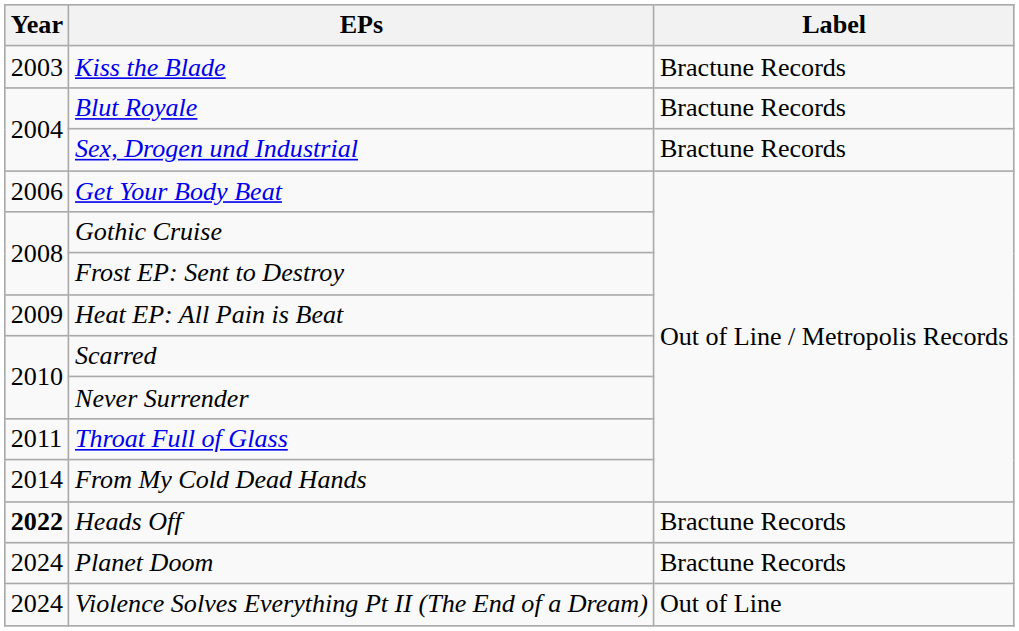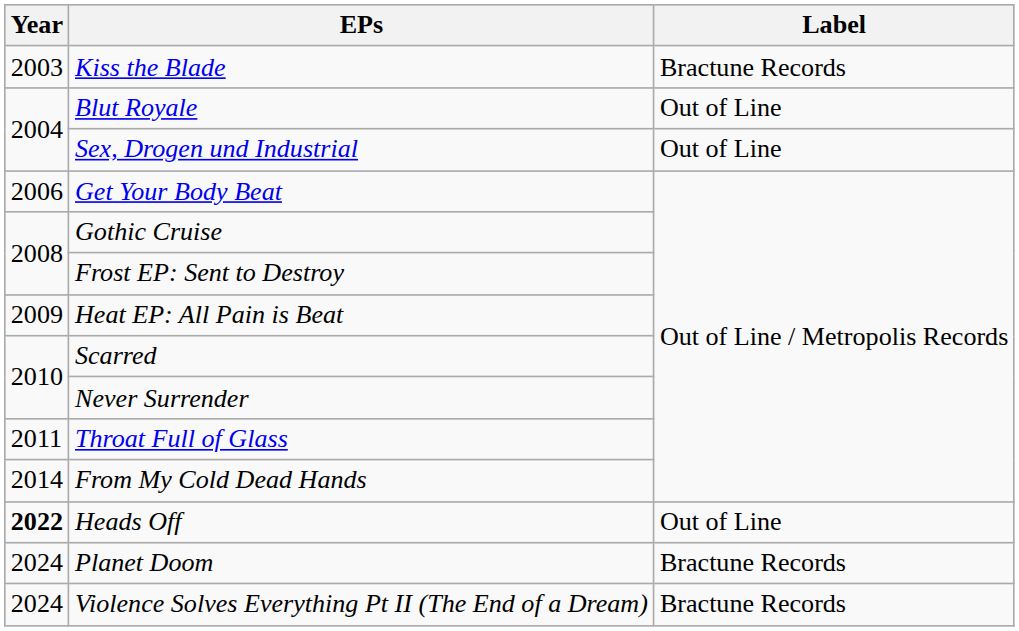(753, 107) Bractune Records -> (721, 107) Out of Line
(753, 149) Bractune Records -> (721, 149) Out of Line
(753, 521) Bractune Records -> (721, 521) Out of Line
(721, 604) Out of Line -> (753, 604) Bractune Records
